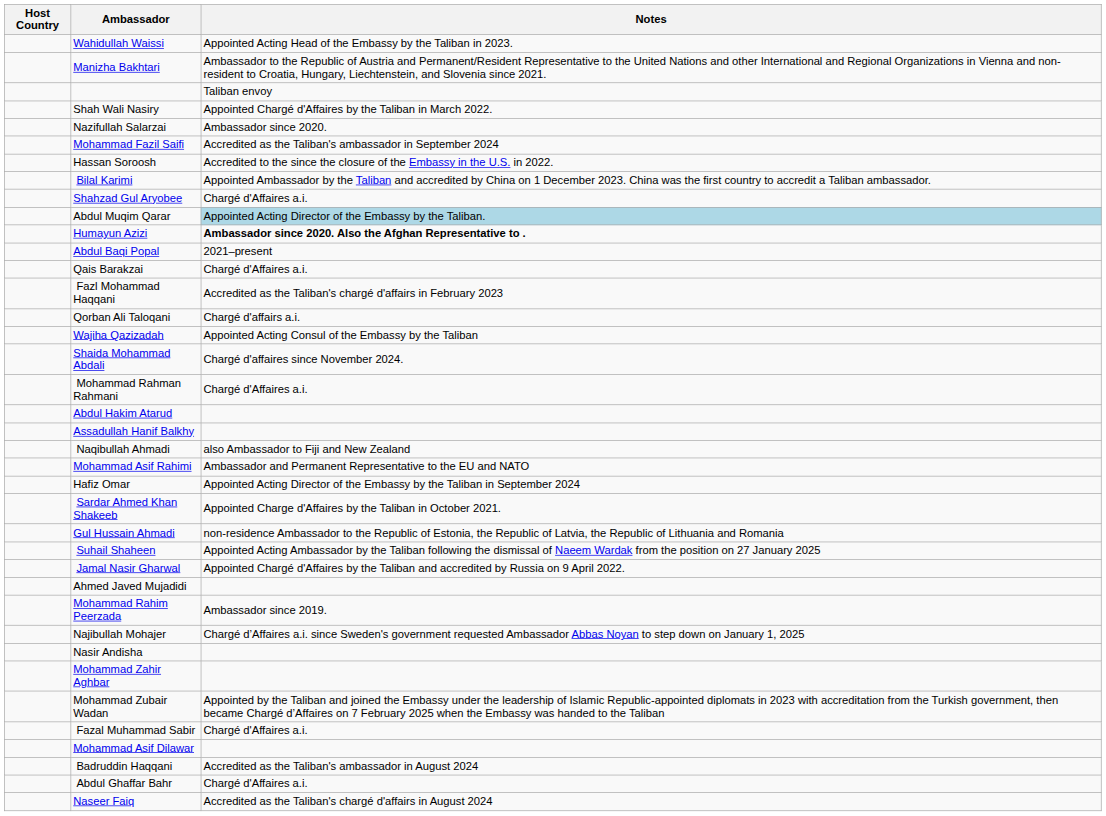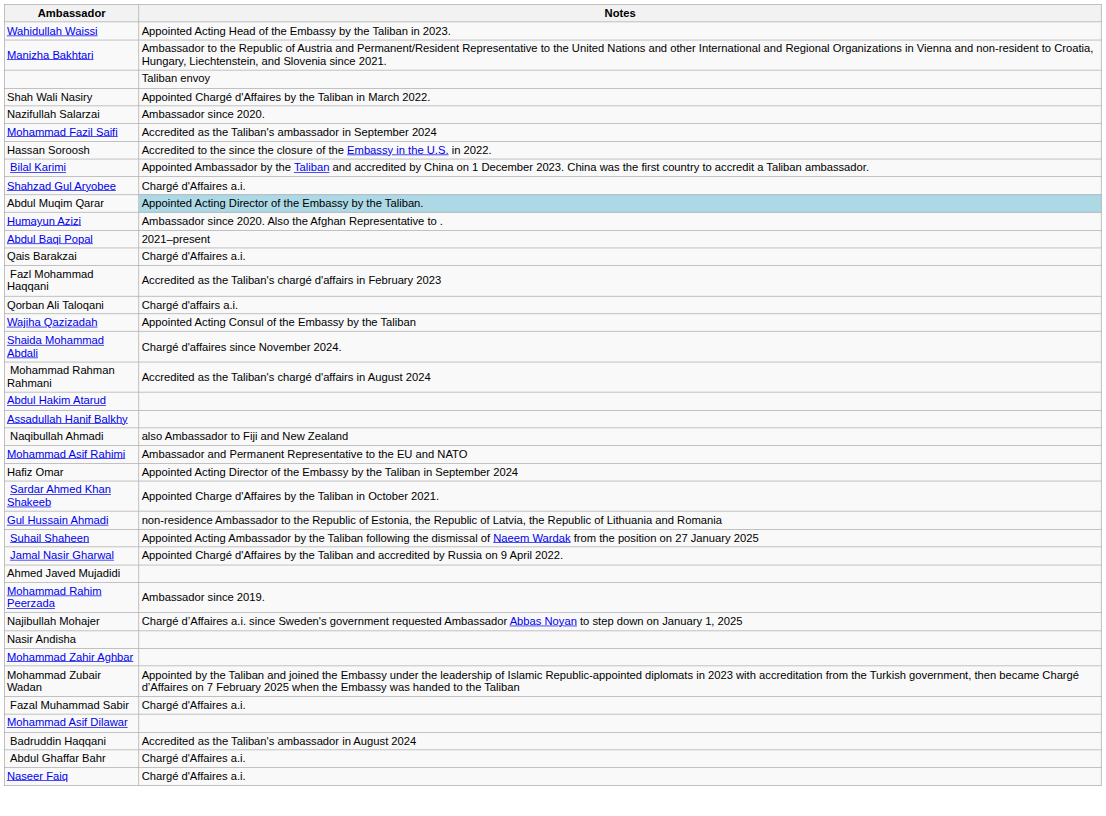- column: (38, 19)
(365, 233) bold -> (292, 221) normal
(256, 389) Chargé d'Affaires a.i. -> (286, 377) Accredited as the Taliban's chargé d'affairs in August 2024
(348, 801) Accredited as the Taliban's chargé d'affairs in August 2024 -> (194, 776) Chargé d'Affaires a.i.
